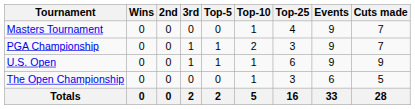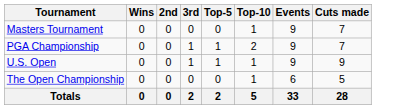- column: (292, 12)
